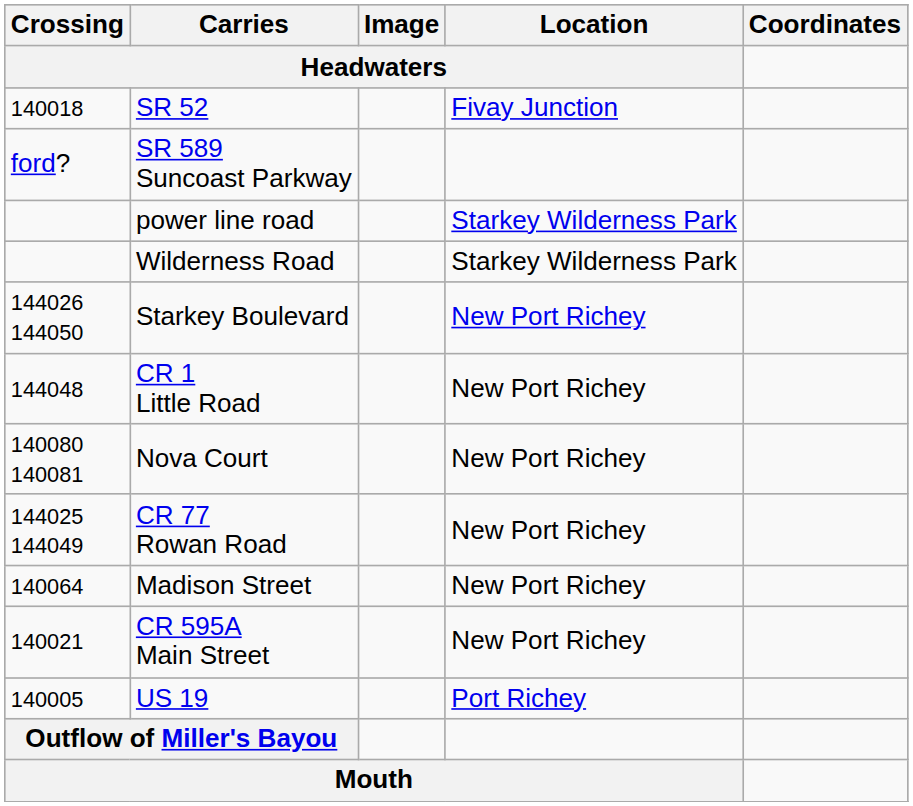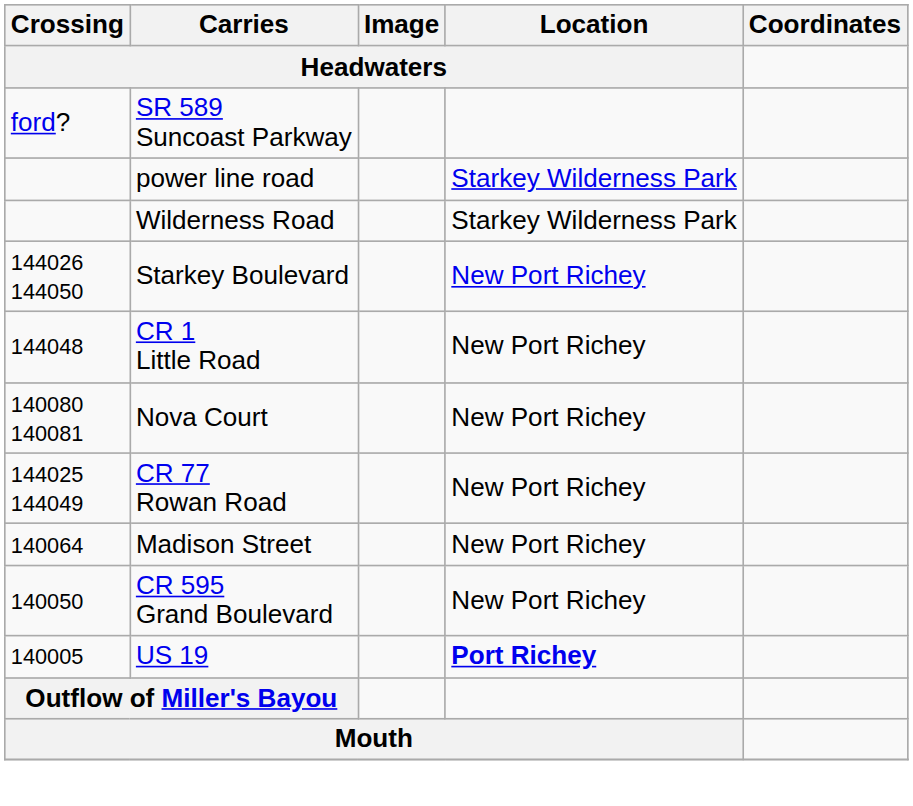- row: (172, 107)
+ row: (234, 600)
- row: (203, 641)
(519, 697) normal -> (524, 656) bold
